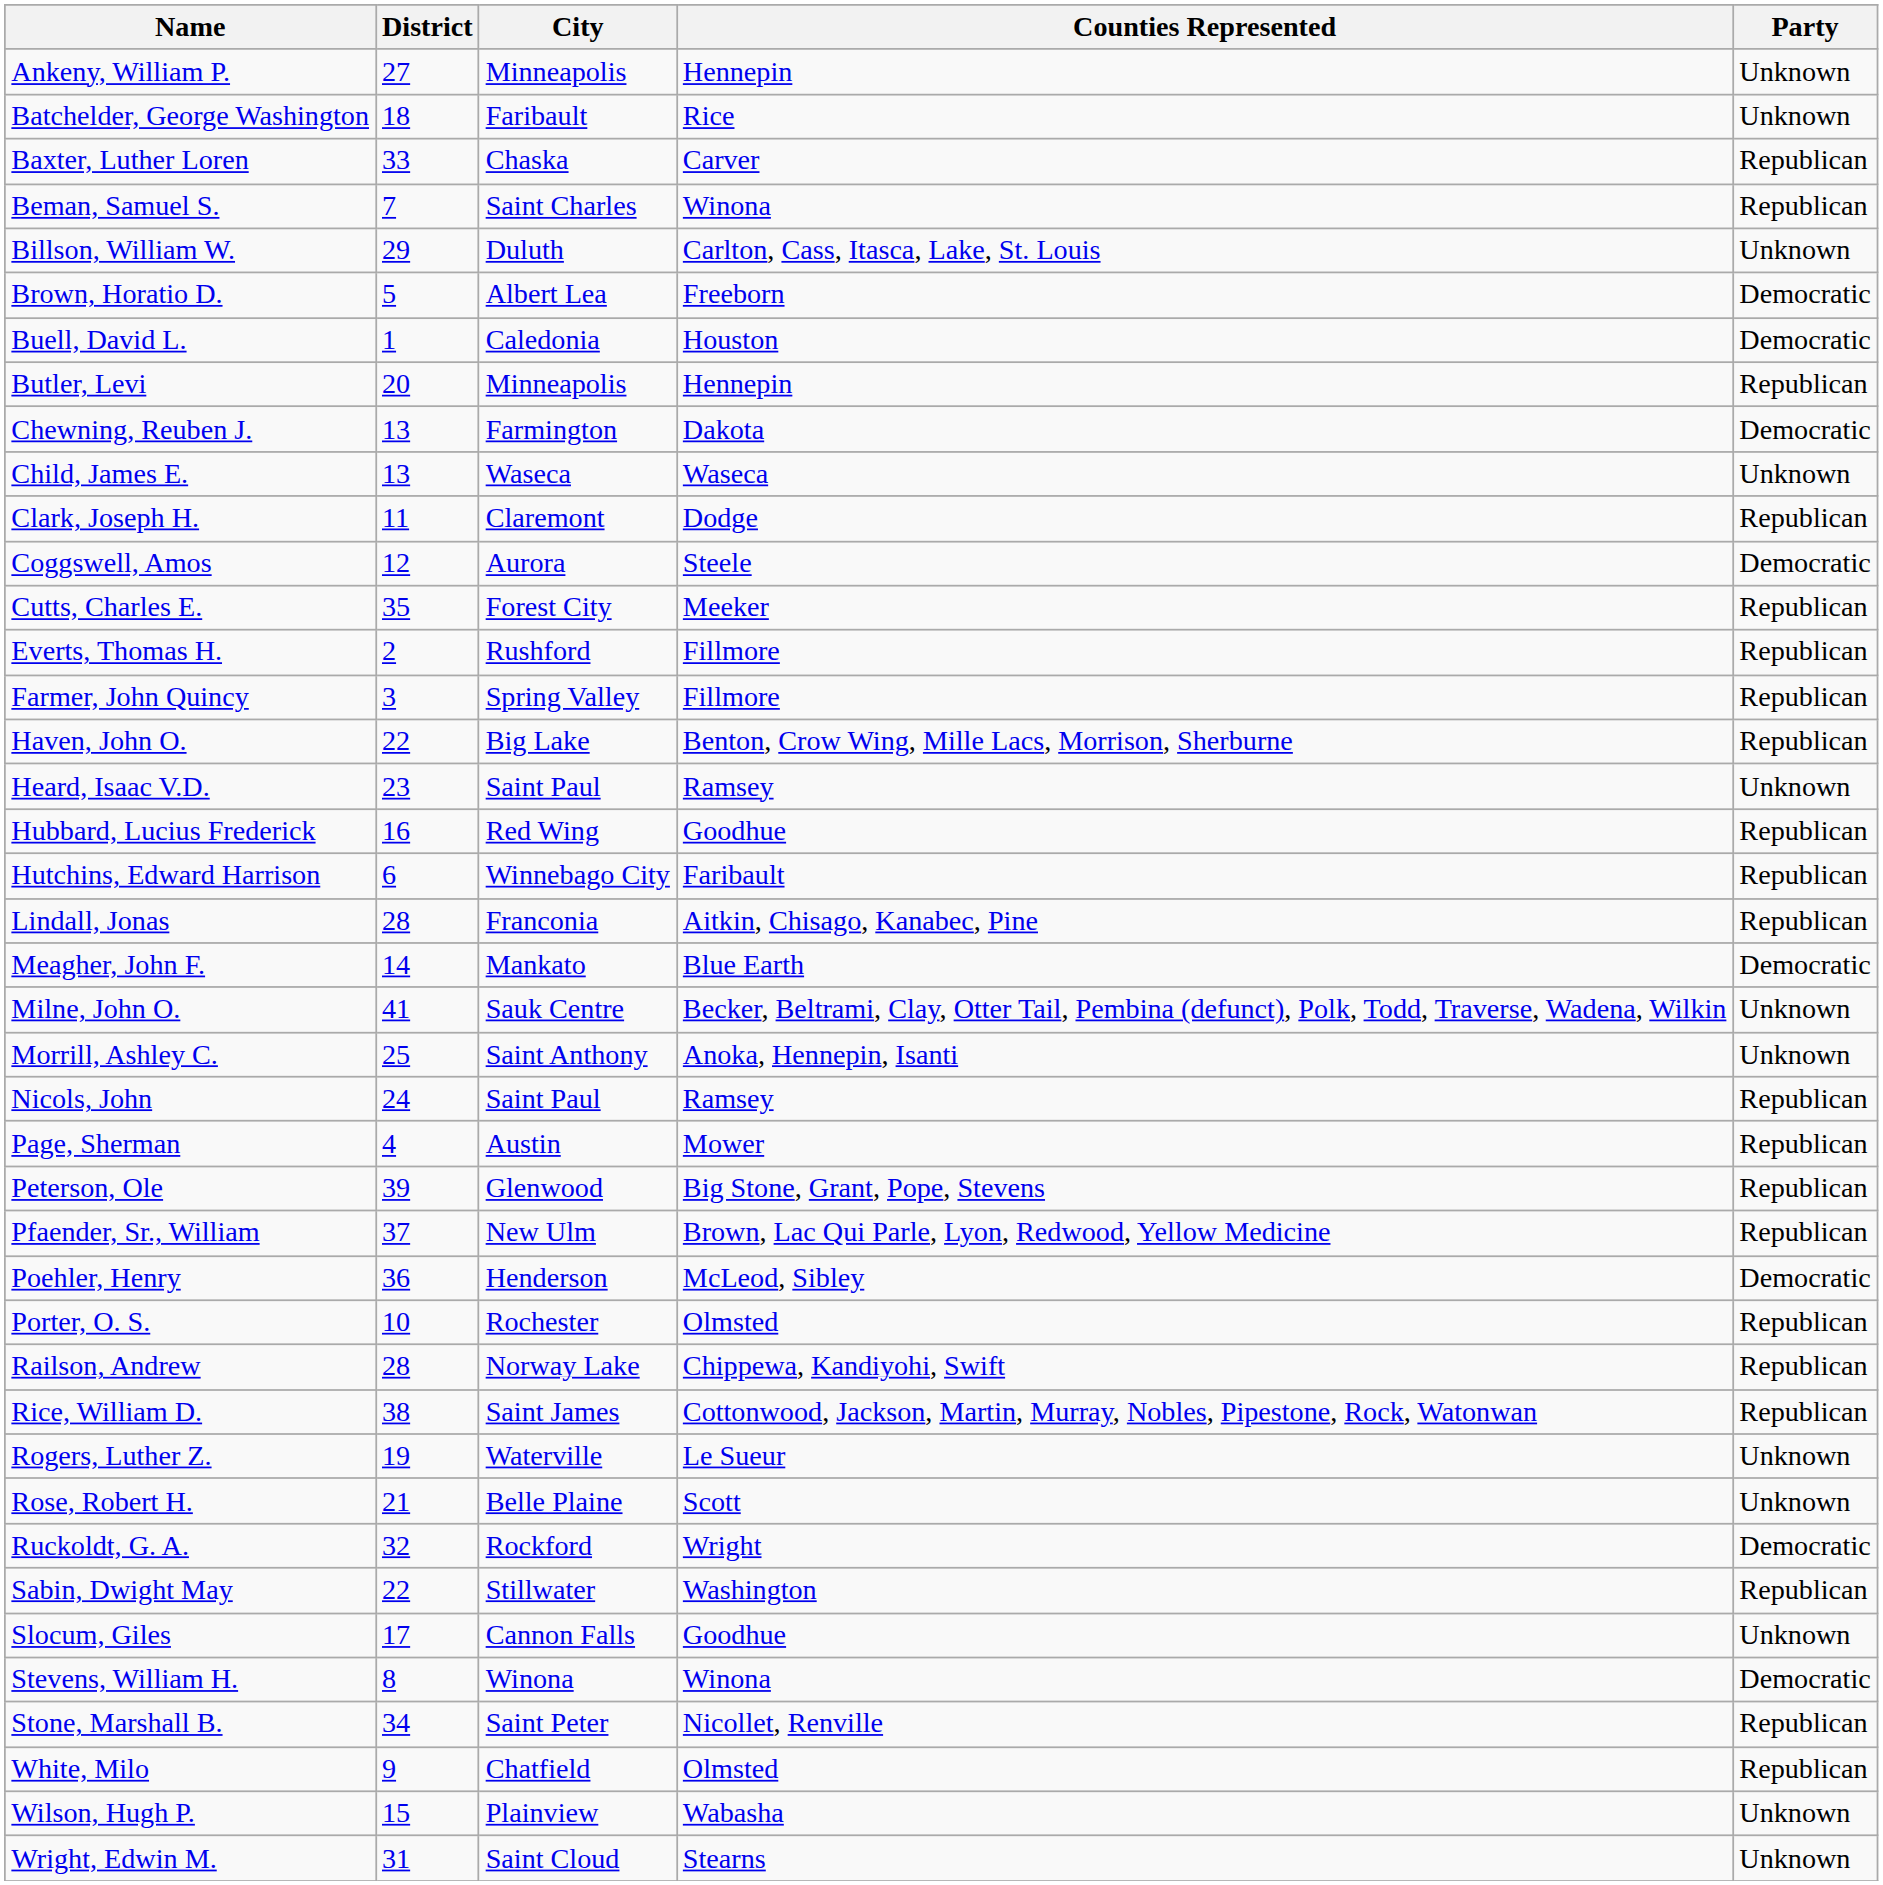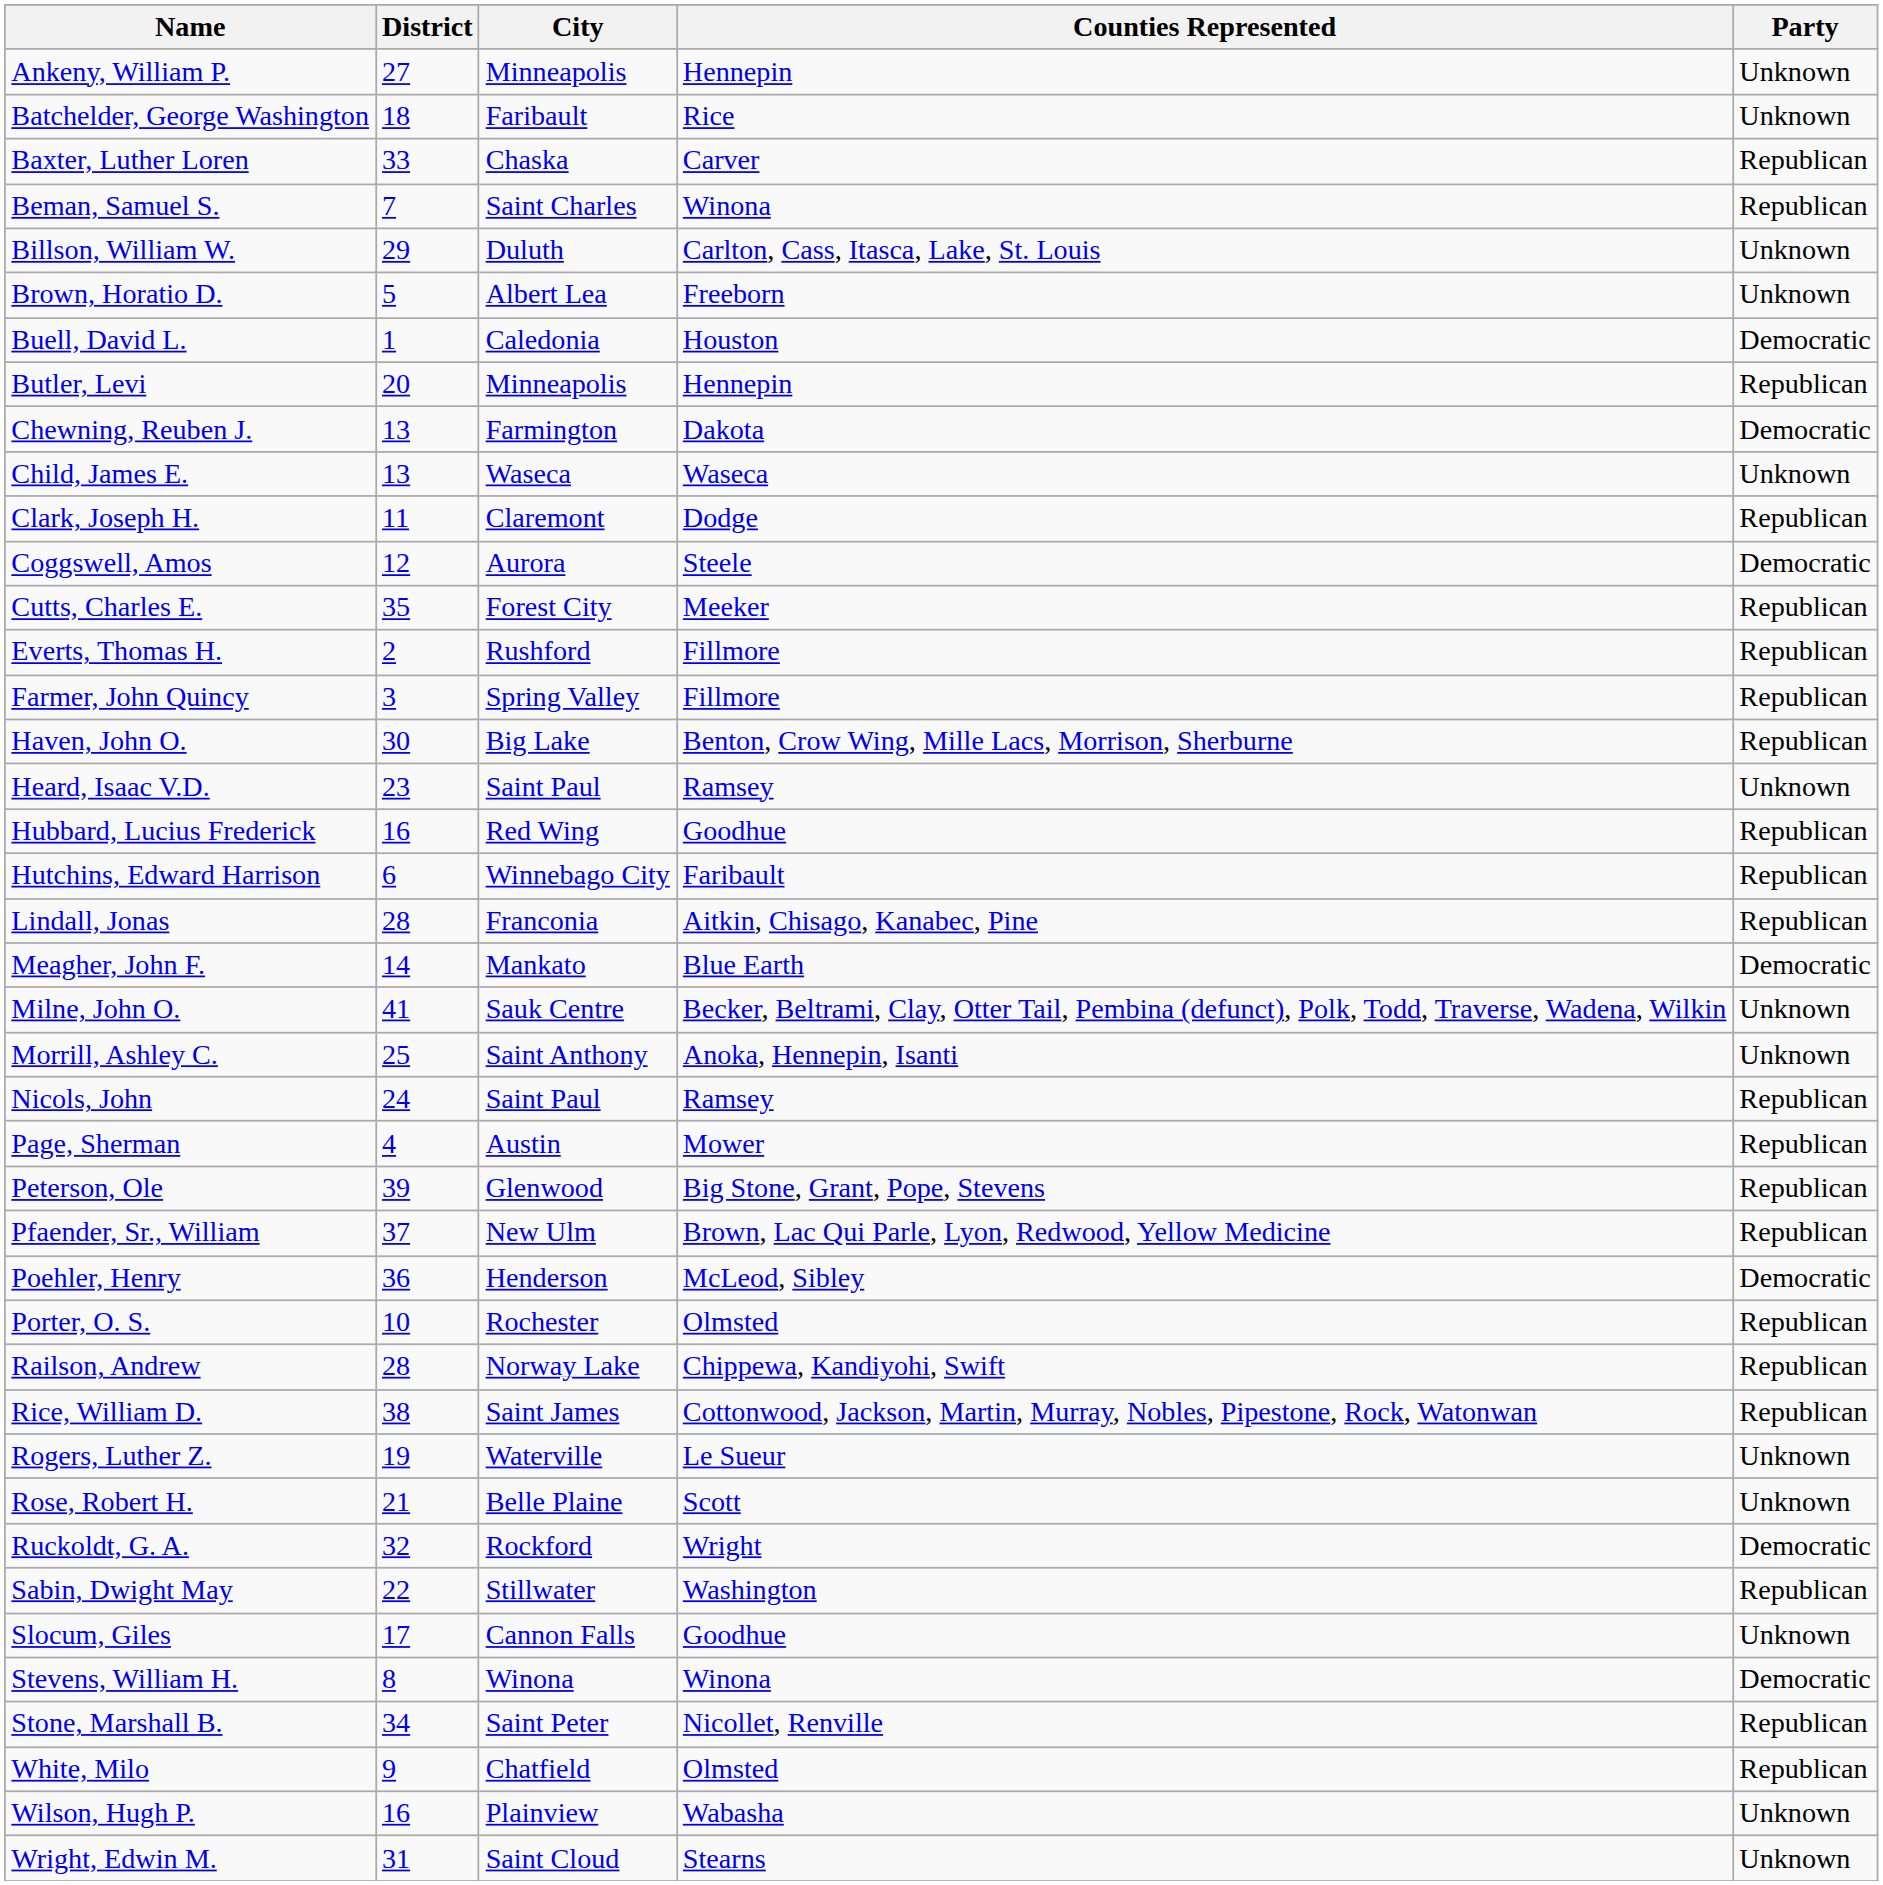(1805, 294) Democratic -> (1795, 294) Unknown
(396, 741) 22 -> (396, 741) 30
(396, 1813) 15 -> (396, 1813) 16
